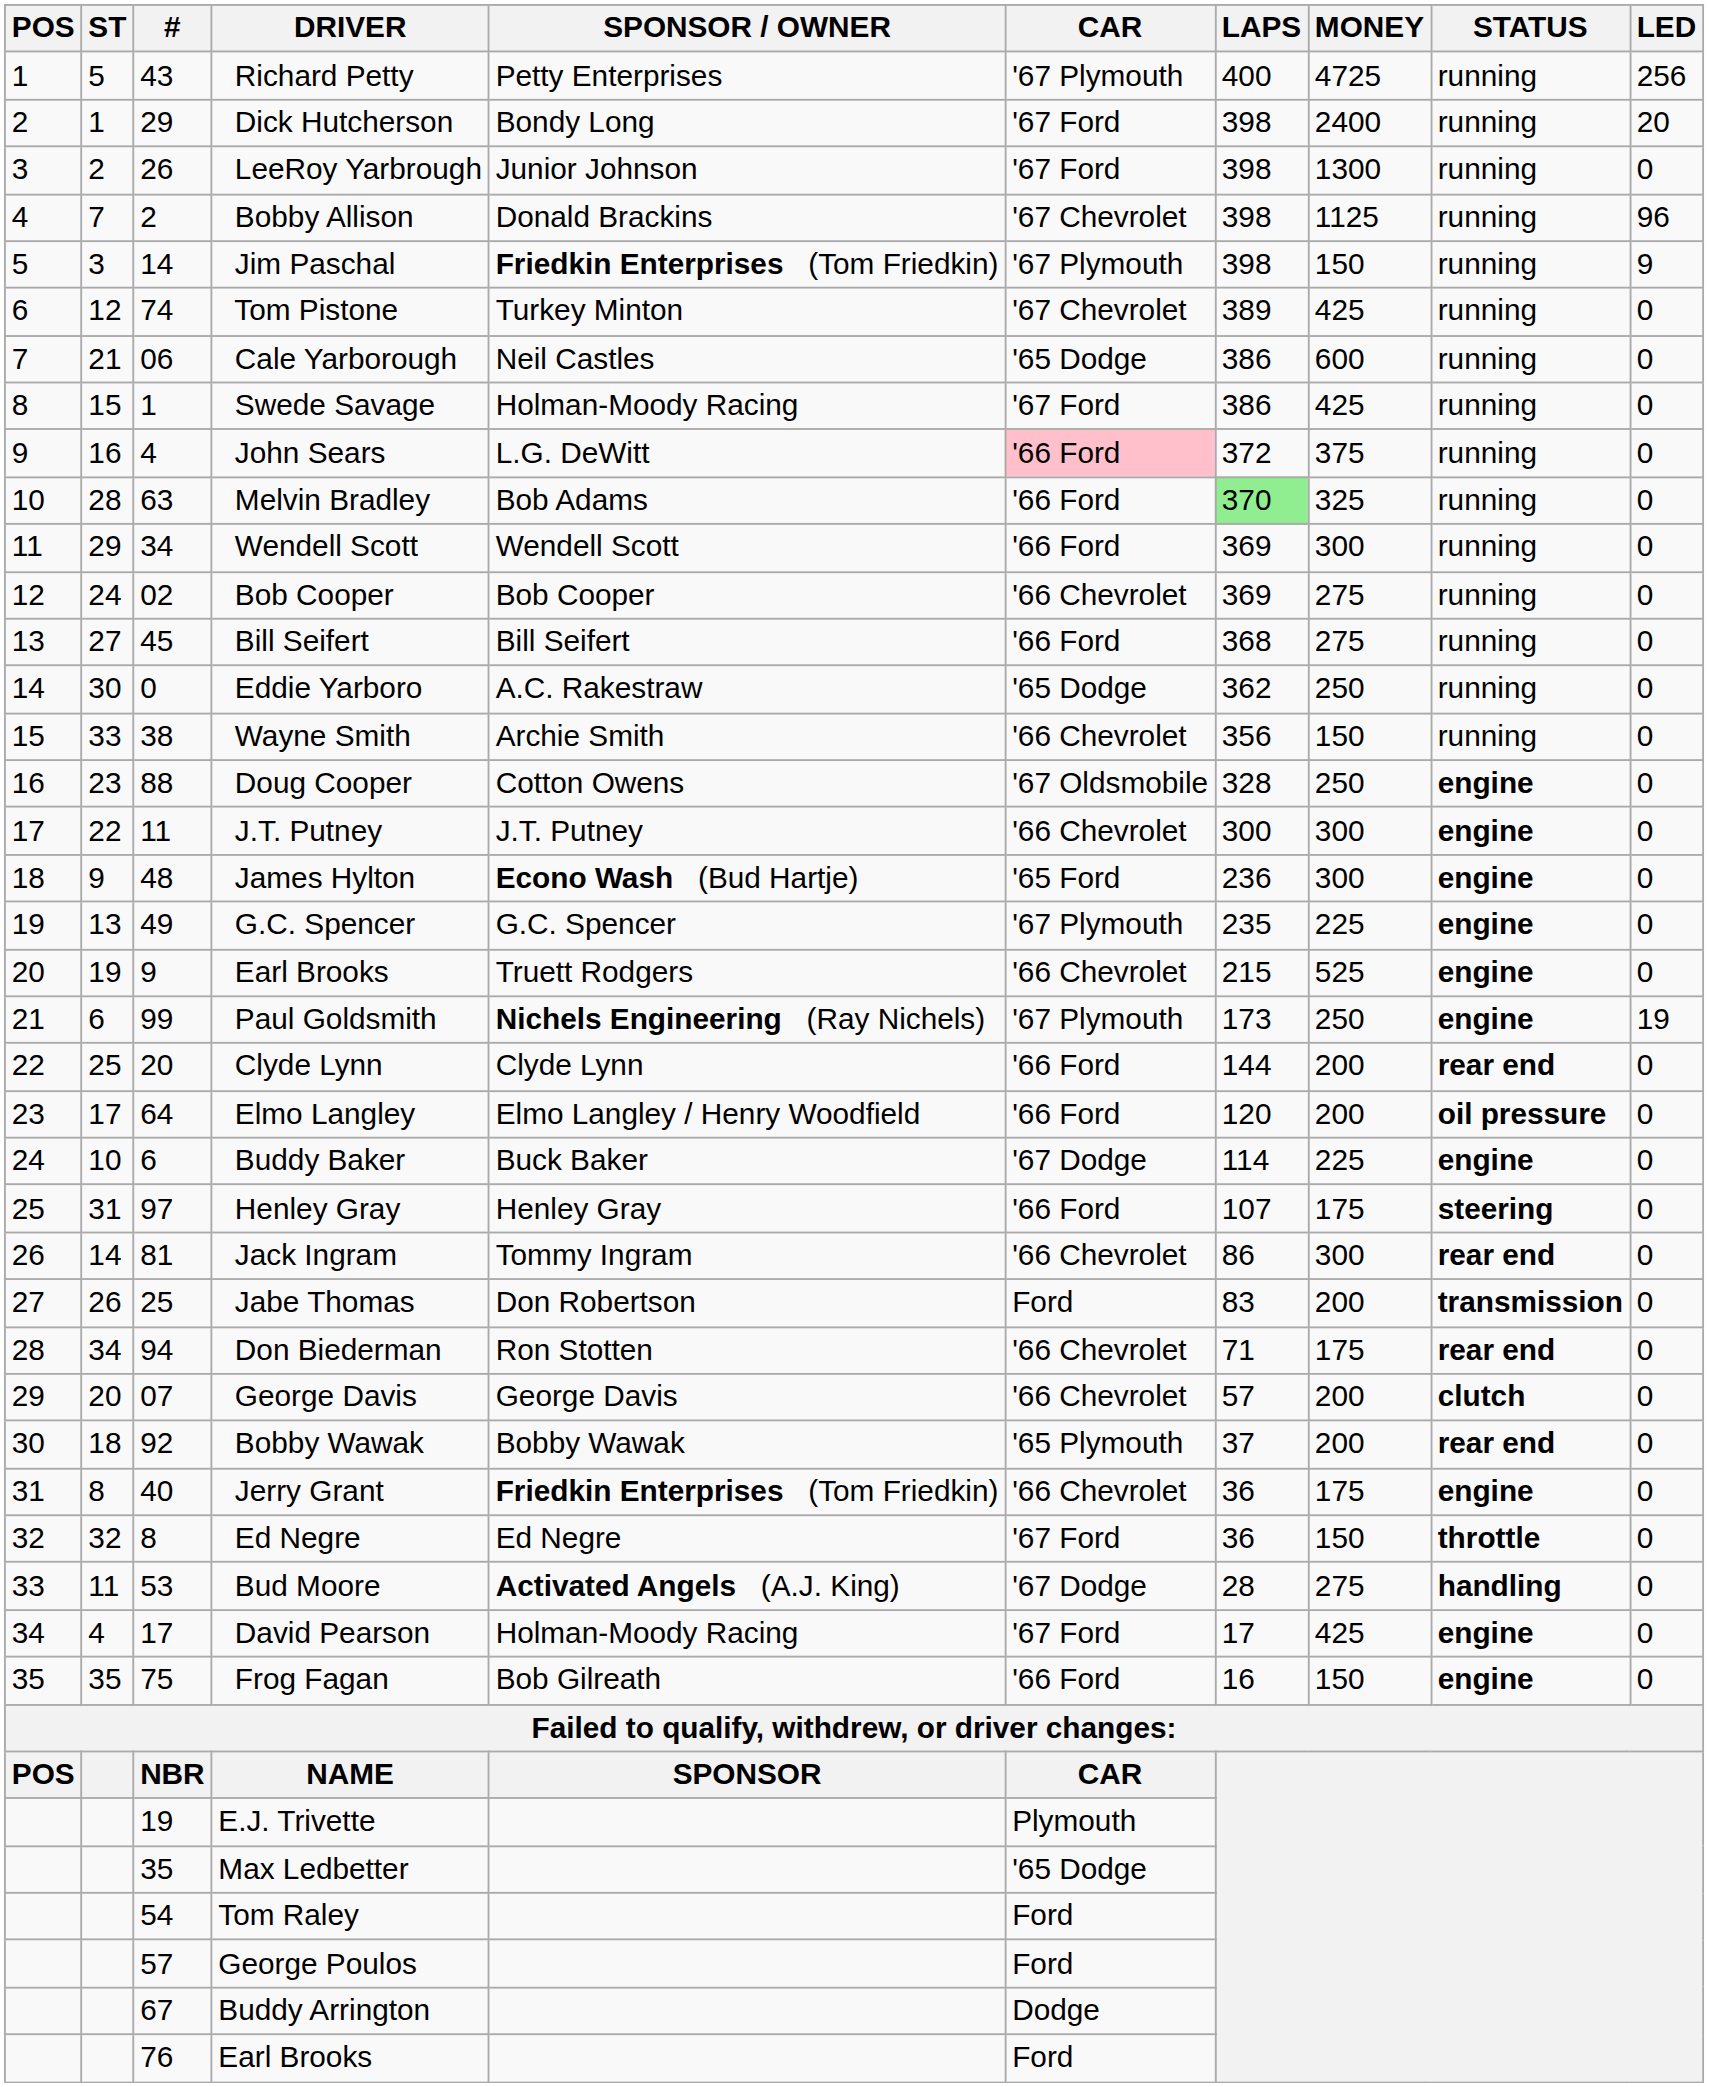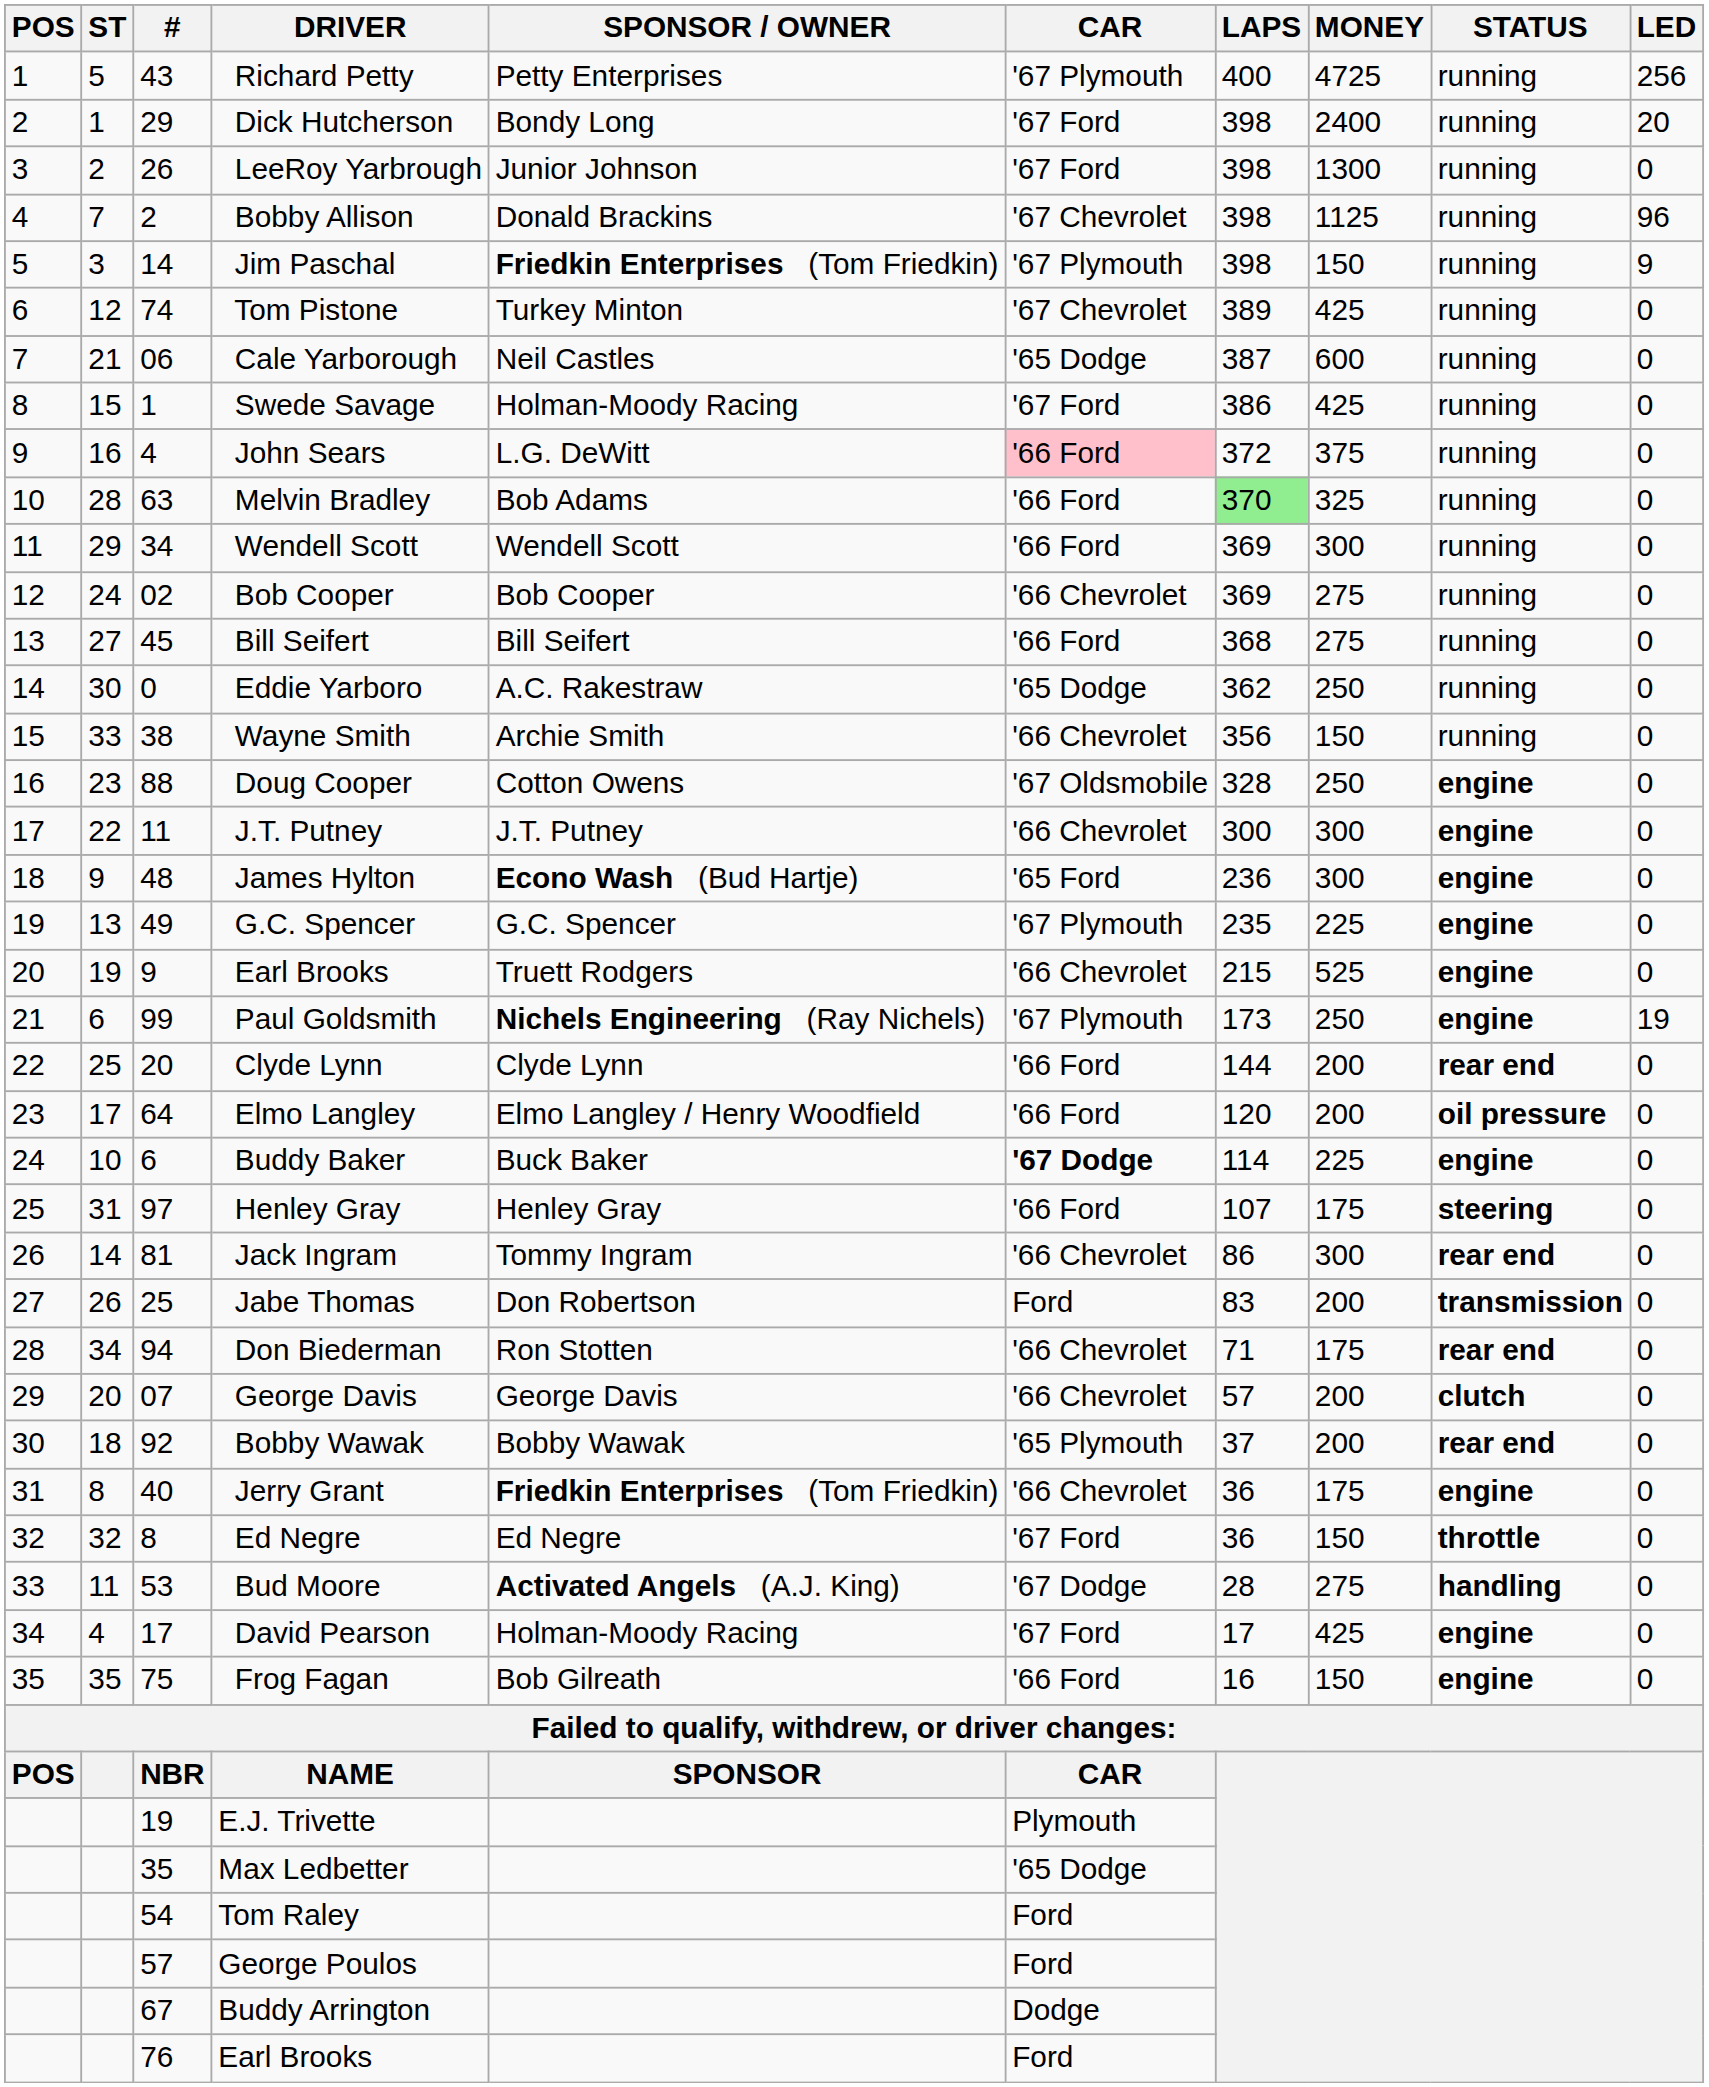(1247, 358) 386 -> (1247, 358) 387
(1080, 1160) normal -> (1083, 1160) bold
